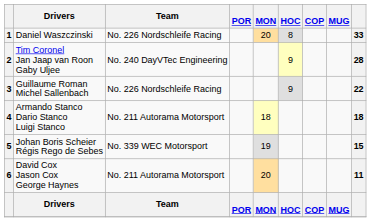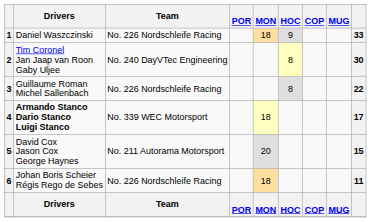(266, 35) 20 -> (266, 35) 18
(291, 35) 8 -> (291, 35) 9
(291, 59) 9 -> (291, 59) 8
(359, 59) 28 -> (359, 59) 30
(291, 88) 9 -> (291, 88) 8
(49, 117) normal -> (52, 117) bold
(166, 117) No. 211 Autorama Motorsport -> (157, 117) No. 339 WEC Motorsport
(359, 117) 18 -> (359, 117) 17
(59, 146) Johan Boris Scheier Régis Rego de Sebes -> (47, 151) David Cox Jason Cox George Haynes
(157, 146) No. 339 WEC Motorsport -> (166, 151) No. 211 Autorama Motorsport
(266, 146) 19 -> (266, 151) 20
(47, 175) David Cox Jason Cox George Haynes -> (59, 180) Johan Boris Scheier Régis Rego de Sebes
(166, 175) No. 211 Autorama Motorsport -> (164, 180) No. 226 Nordschleife Racing
(266, 175) 20 -> (266, 180) 18
